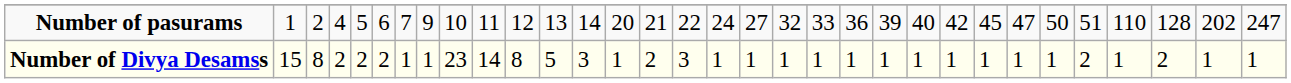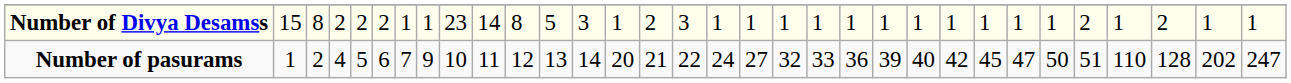rows swapped: (139, 22) <-> (139, 58)
